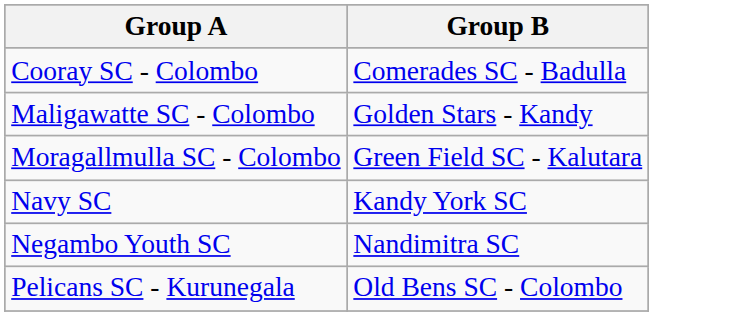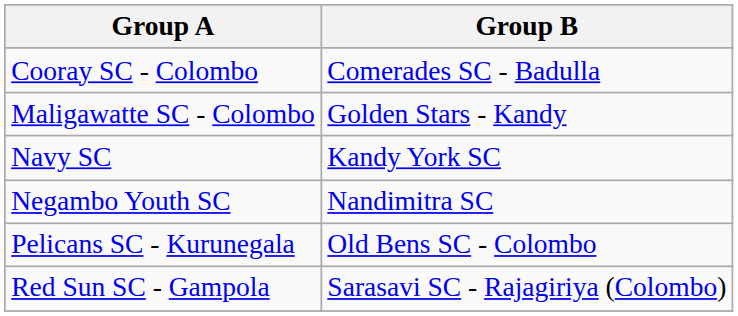- row: (176, 157)
+ row: (140, 288)
